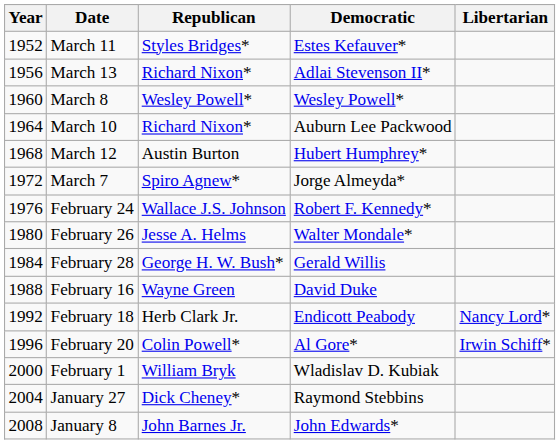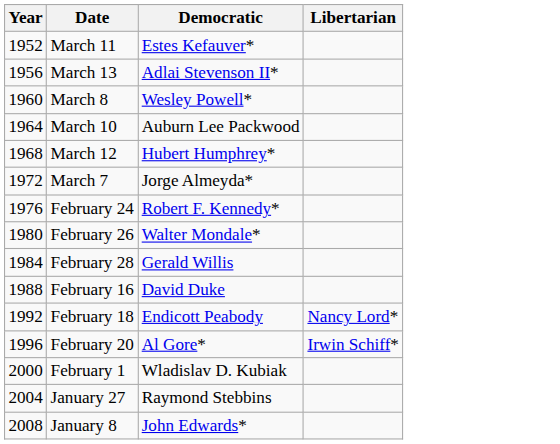- column: (214, 18)
